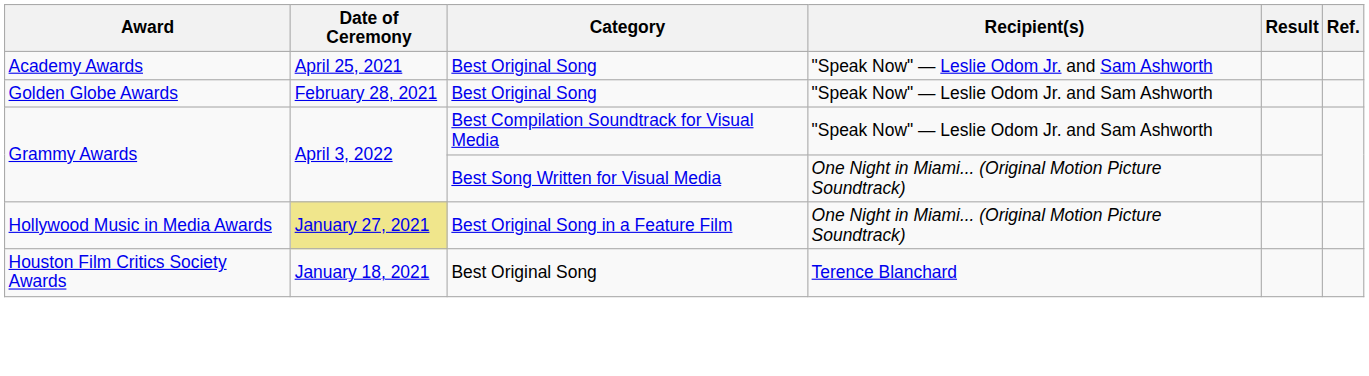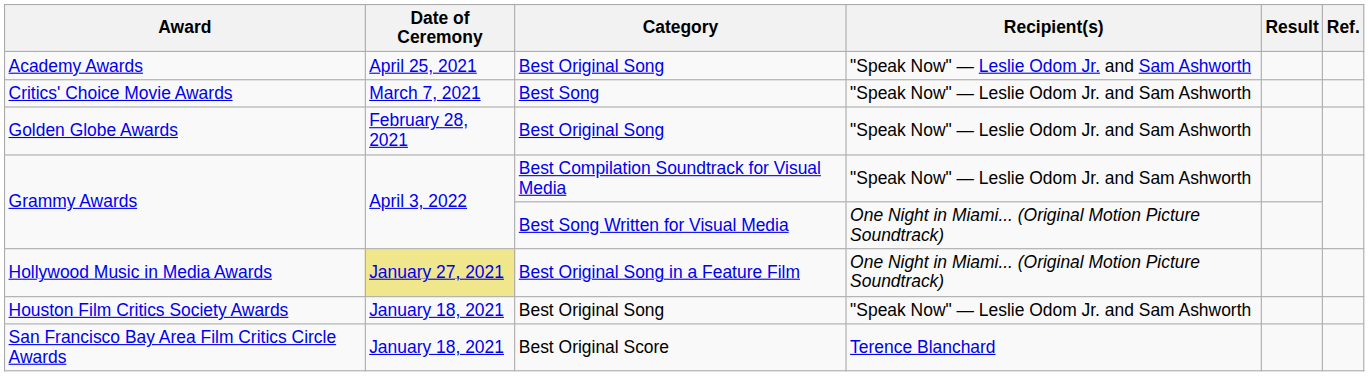+ row: (121, 93)
(884, 272) Terence Blanchard -> (1051, 310) "Speak Now" — Leslie Odom Jr. and Sam Ashworth
+ row: (172, 347)
